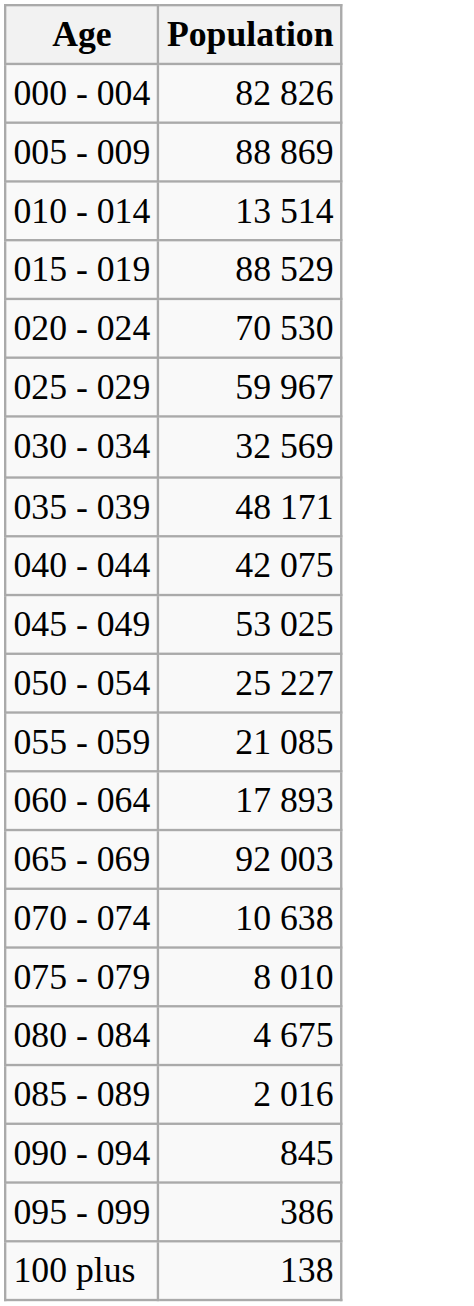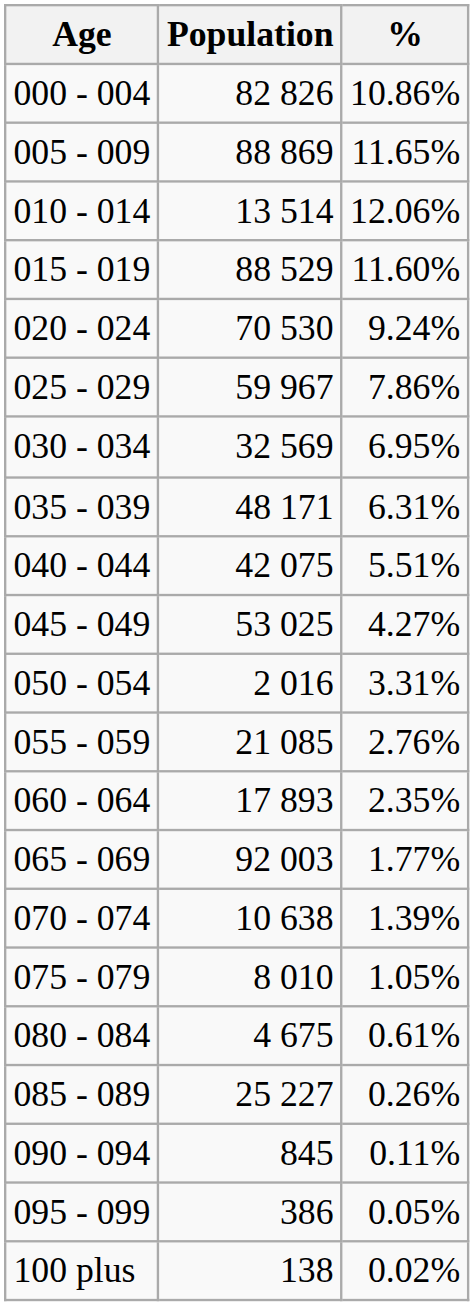+ column: (405, 34)
(284, 682) 25 227 -> (293, 682) 2 016
(293, 1094) 2 016 -> (284, 1094) 25 227
